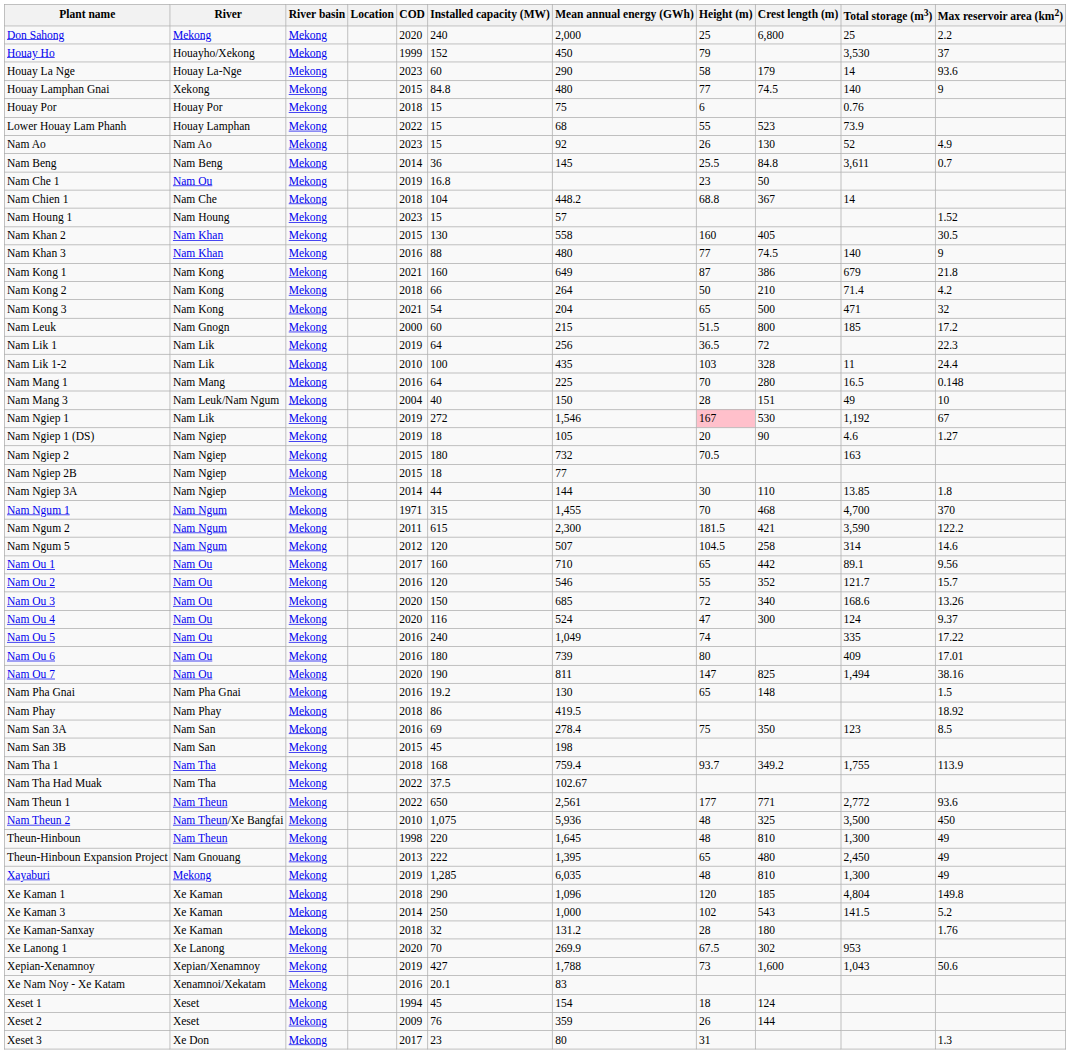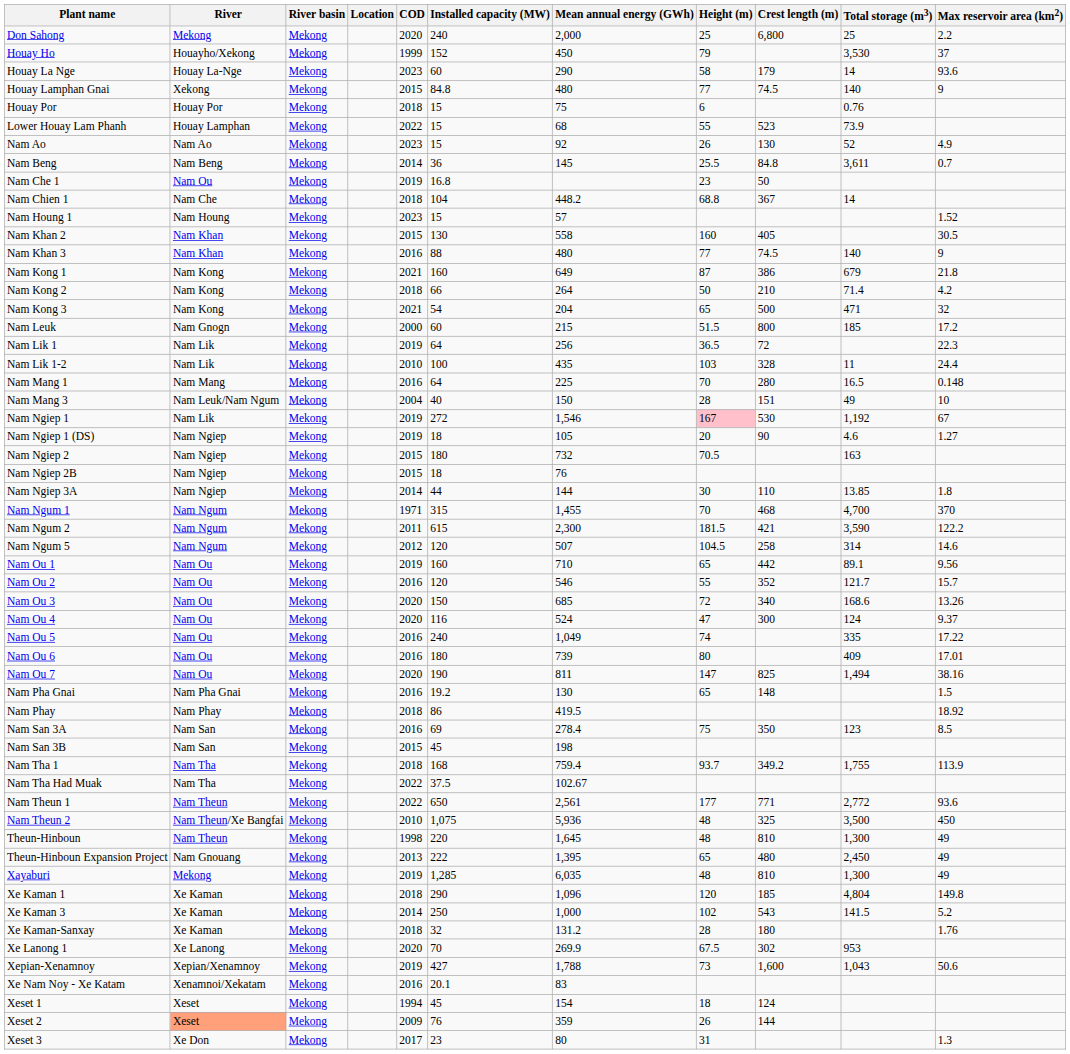(561, 473) 77 -> (561, 473) 76
(411, 564) 2017 -> (411, 564) 2019
(186, 1021) no background -> (186, 1021) lightsalmon background
